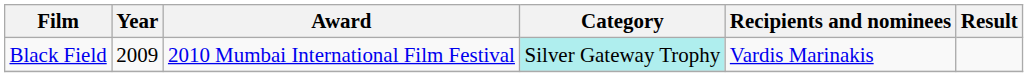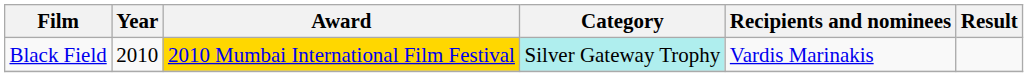(137, 54) 2009 -> (137, 54) 2010
(341, 54) no background -> (341, 54) gold background
